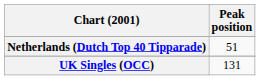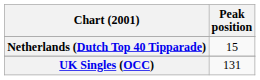(232, 46) 51 -> (232, 46) 15
